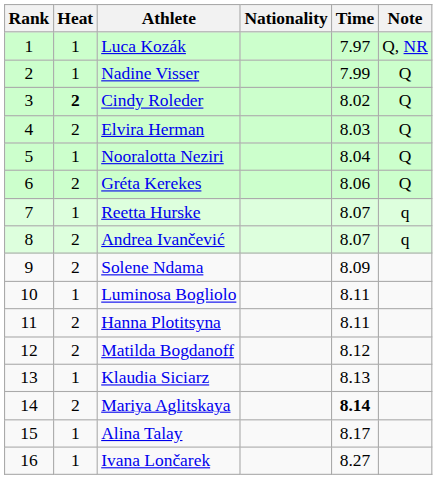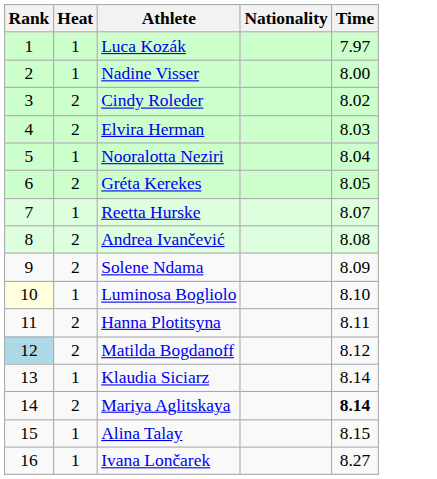- column: (405, 18)
(355, 73) 7.99 -> (355, 73) 8.00
(75, 101) bold -> (75, 101) normal
(355, 184) 8.06 -> (355, 184) 8.05
(355, 239) 8.07 -> (355, 239) 8.08
(29, 294) no background -> (29, 294) lightyellow background
(355, 294) 8.11 -> (355, 294) 8.10
(29, 350) no background -> (29, 350) lightblue background
(355, 377) 8.13 -> (355, 377) 8.14
(355, 433) 8.17 -> (355, 433) 8.15
